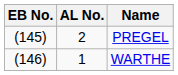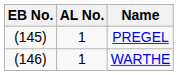(82, 37) 2 -> (82, 37) 1
